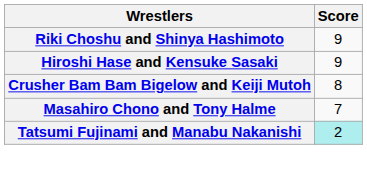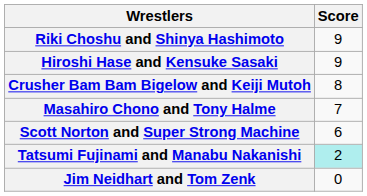+ row: (160, 132)
+ row: (160, 179)
